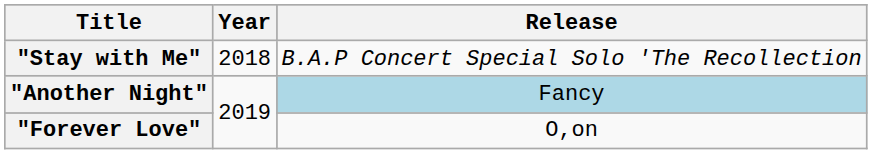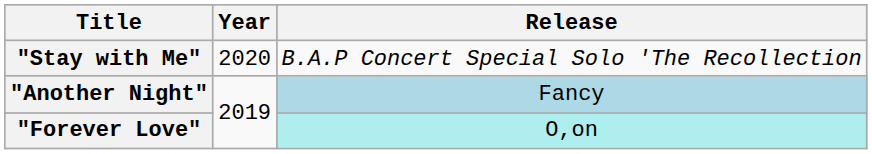(245, 59) 2018 -> (245, 59) 2020
(572, 130) no background -> (572, 130) paleturquoise background
